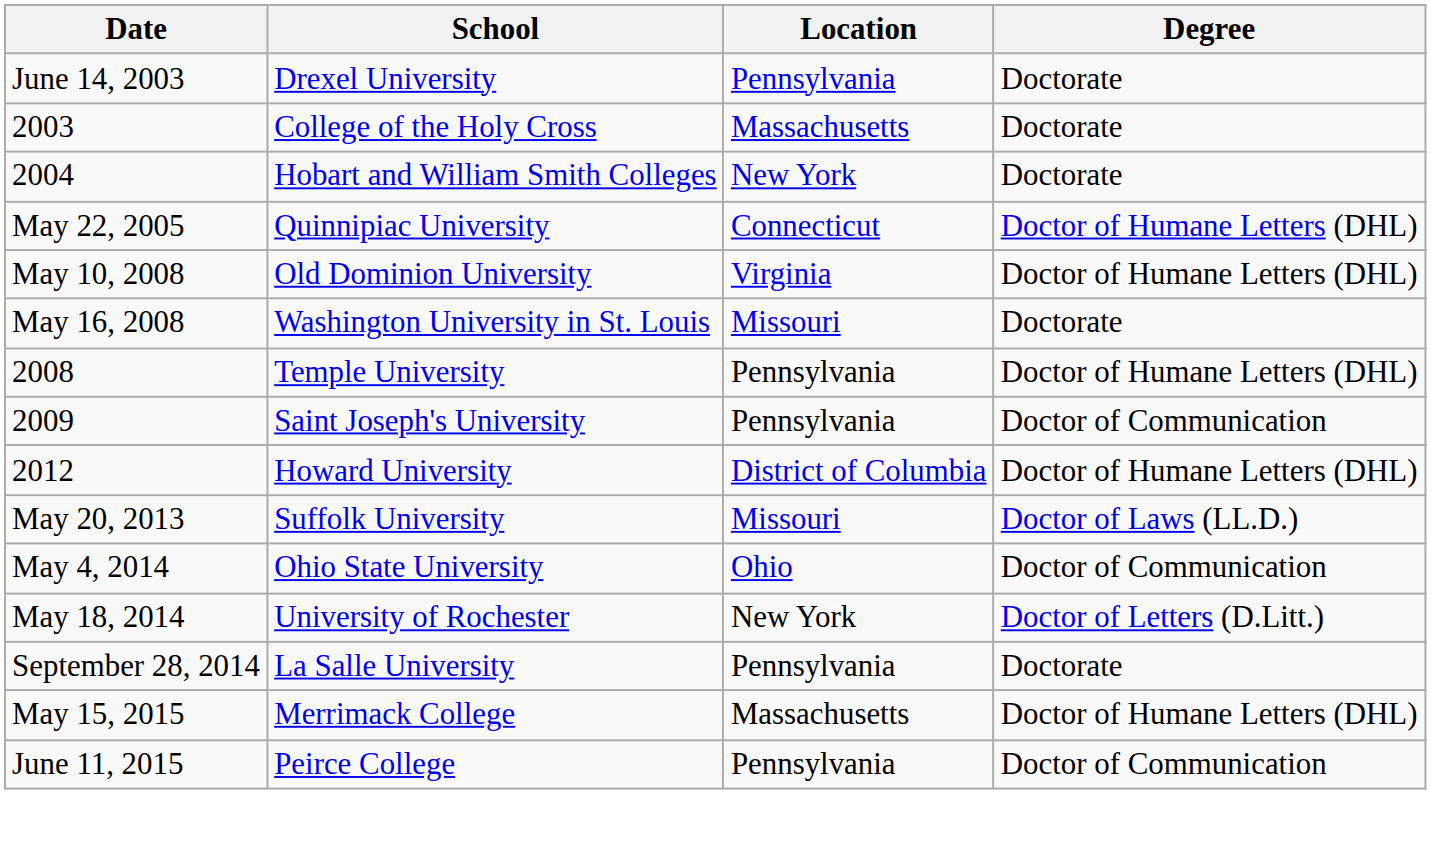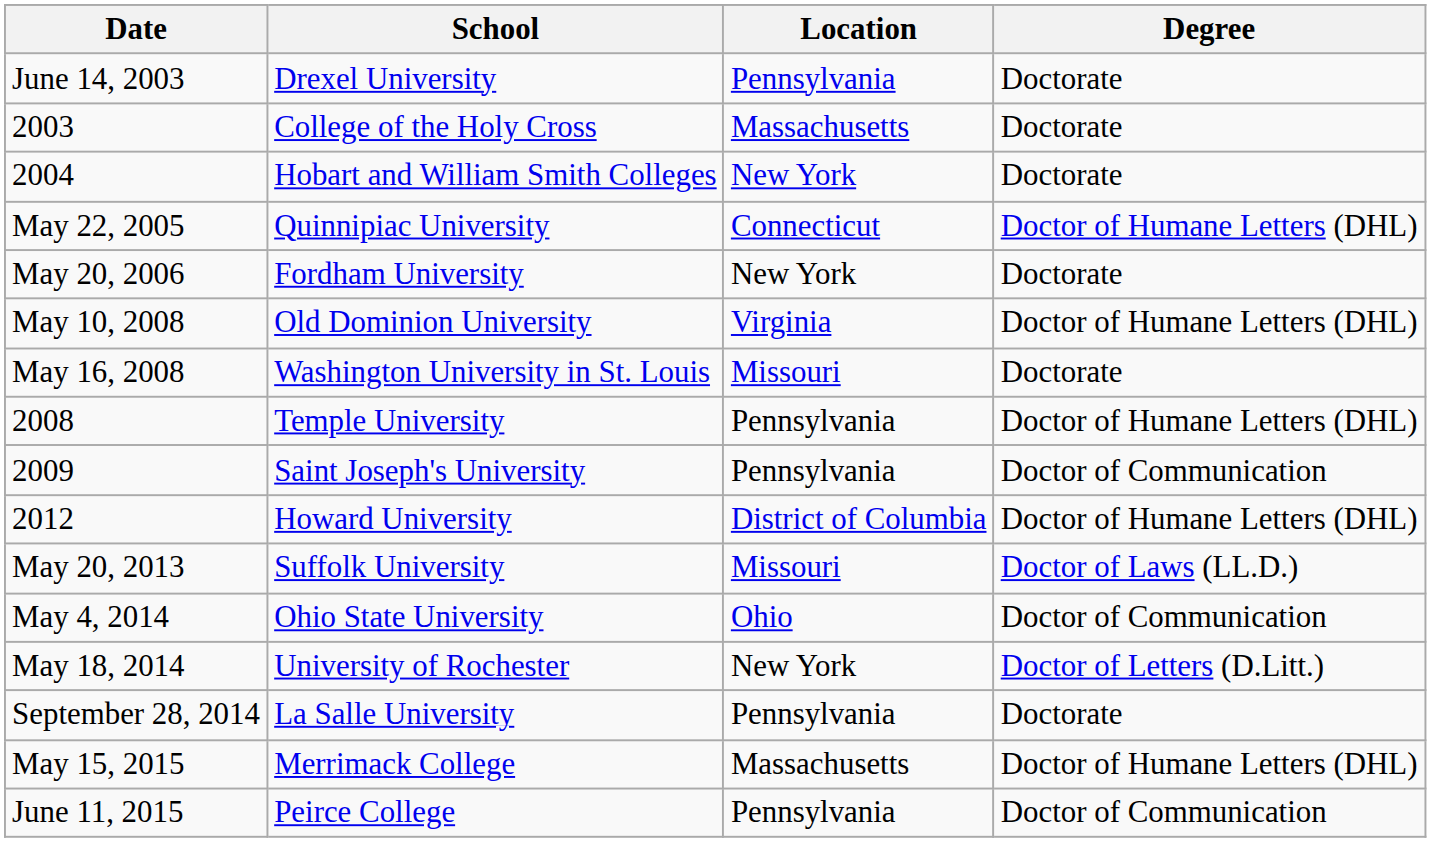+ row: (98, 273)
